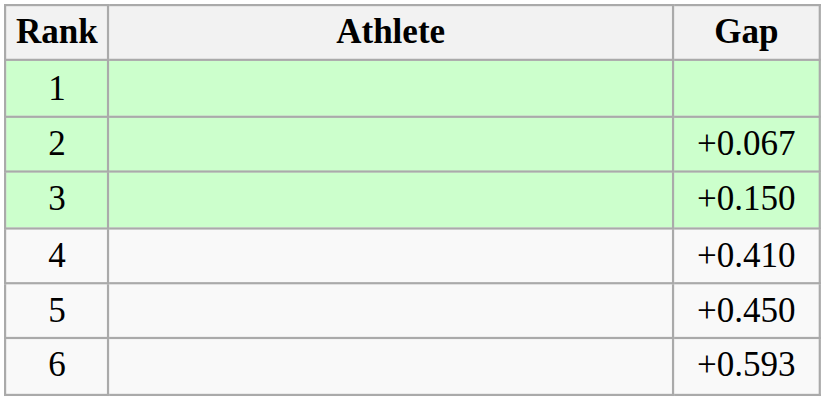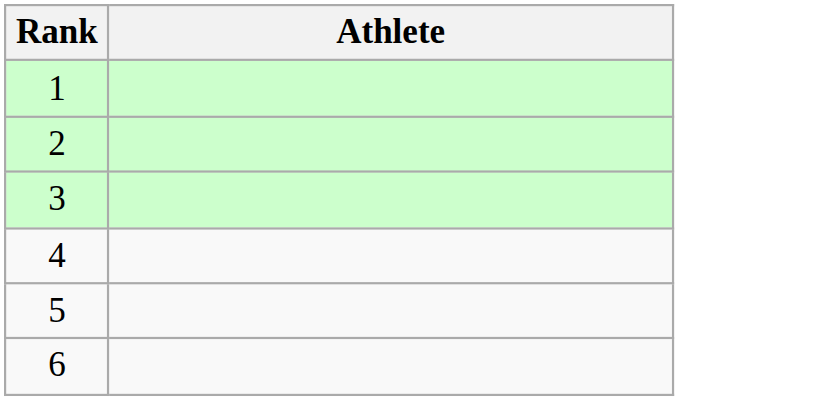- column: (746, 32)
